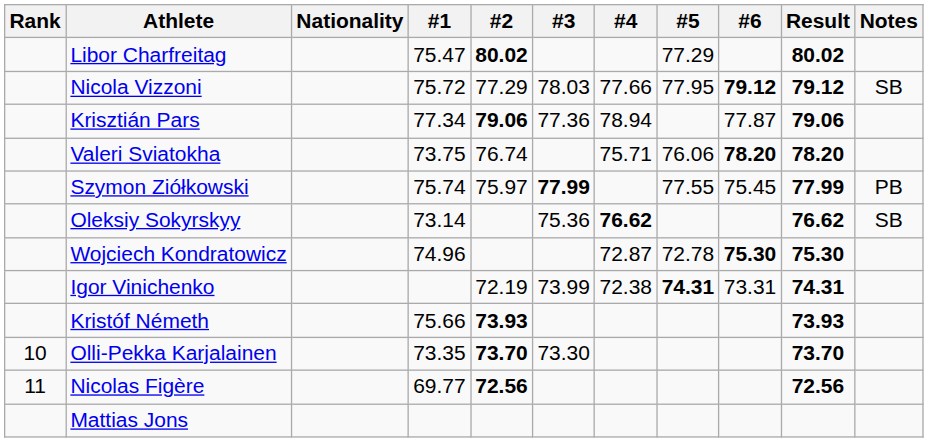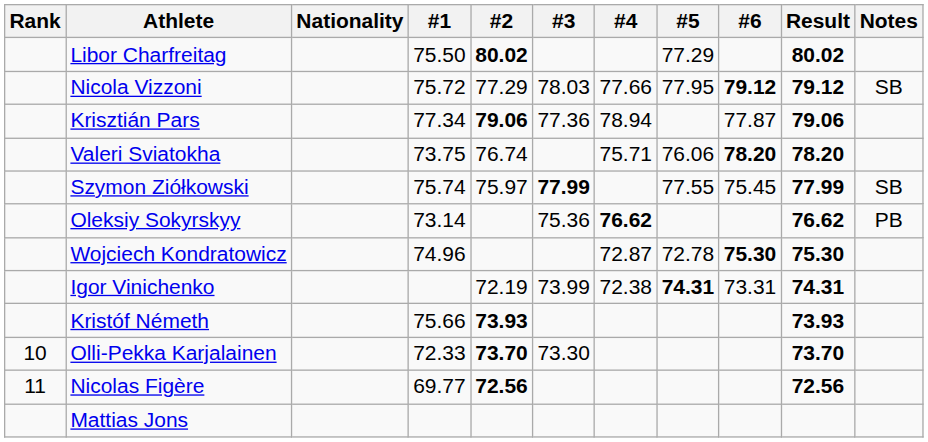(439, 54) 75.47 -> (439, 54) 75.50
(889, 187) PB -> (889, 187) SB
(889, 220) SB -> (889, 220) PB
(439, 353) 73.35 -> (439, 353) 72.33
